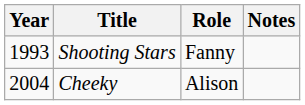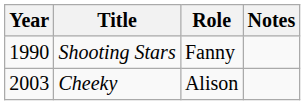(29, 52) 1993 -> (29, 52) 1990
(29, 83) 2004 -> (29, 83) 2003
